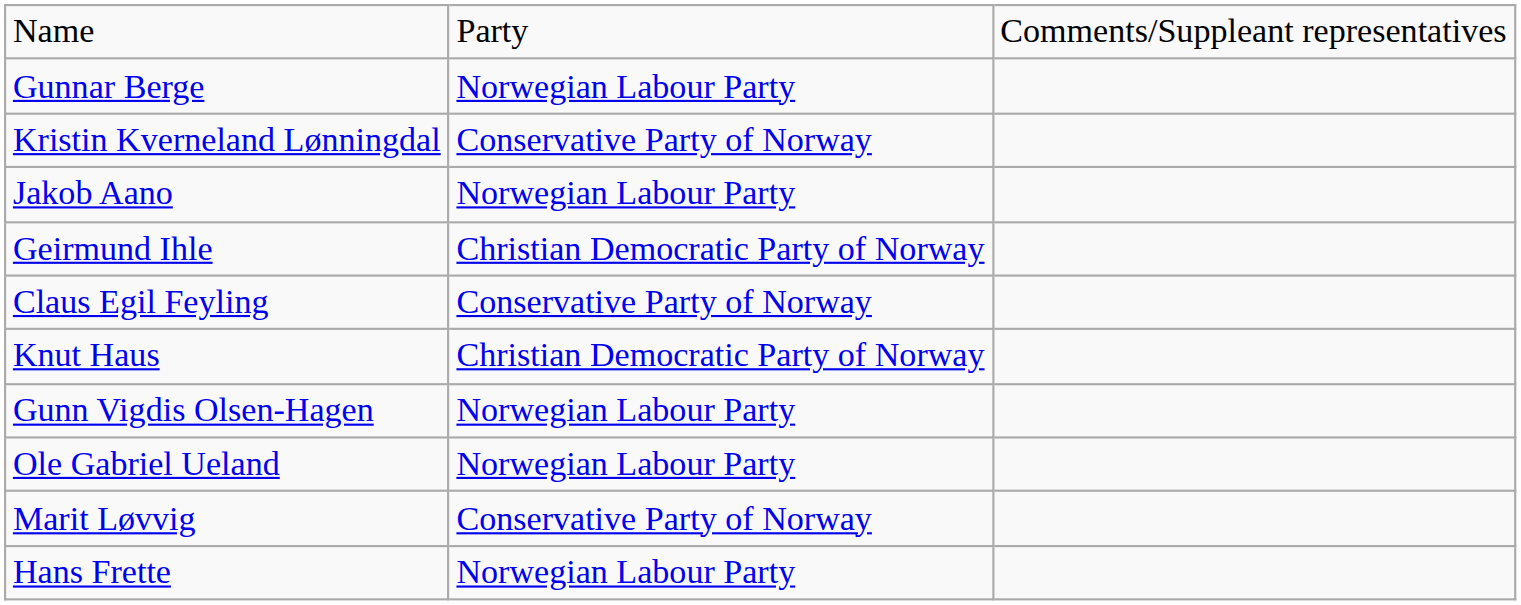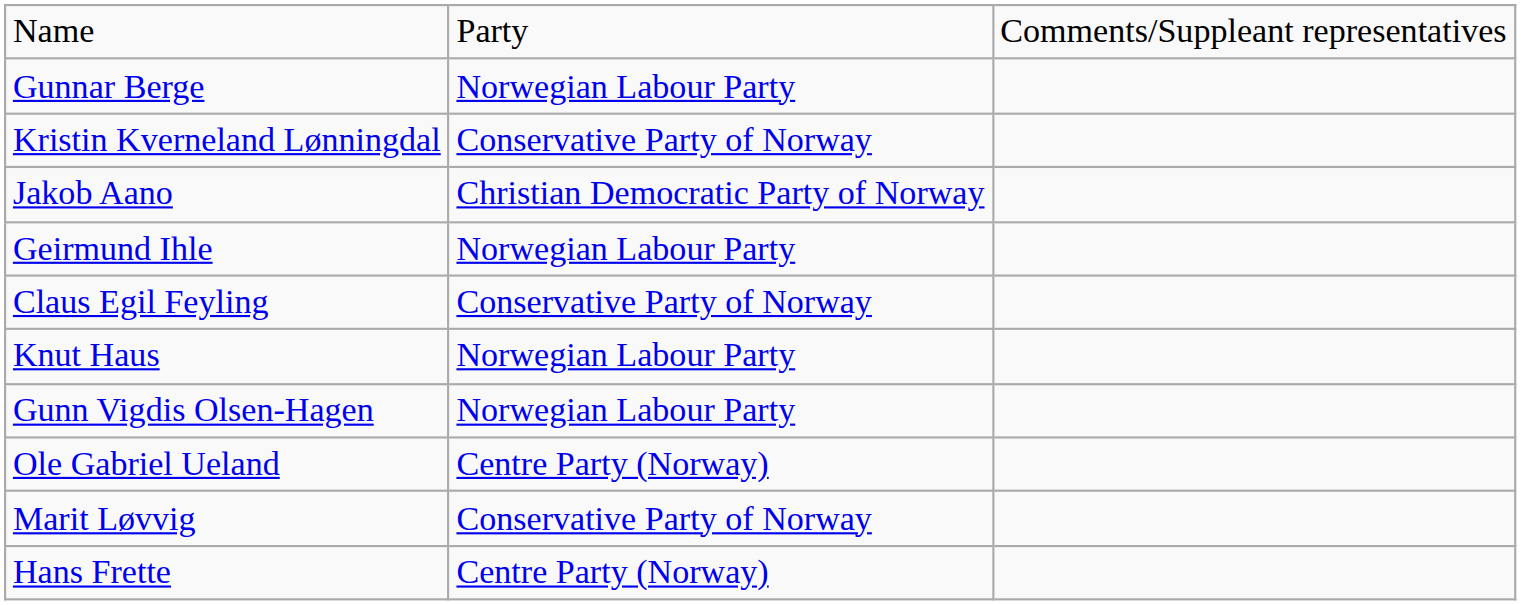(626, 193) Norwegian Labour Party -> (720, 193) Christian Democratic Party of Norway
(720, 247) Christian Democratic Party of Norway -> (626, 247) Norwegian Labour Party
(720, 355) Christian Democratic Party of Norway -> (626, 355) Norwegian Labour Party
(626, 463) Norwegian Labour Party -> (613, 463) Centre Party (Norway)
(626, 572) Norwegian Labour Party -> (613, 572) Centre Party (Norway)
